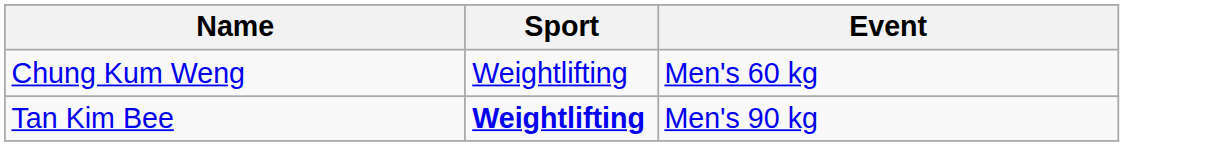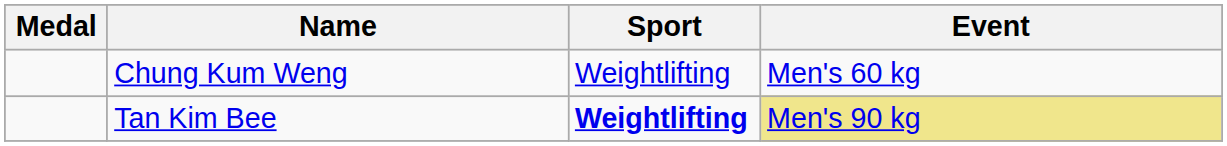+ column: (56, 27)
(741, 118) no background -> (844, 118) khaki background
